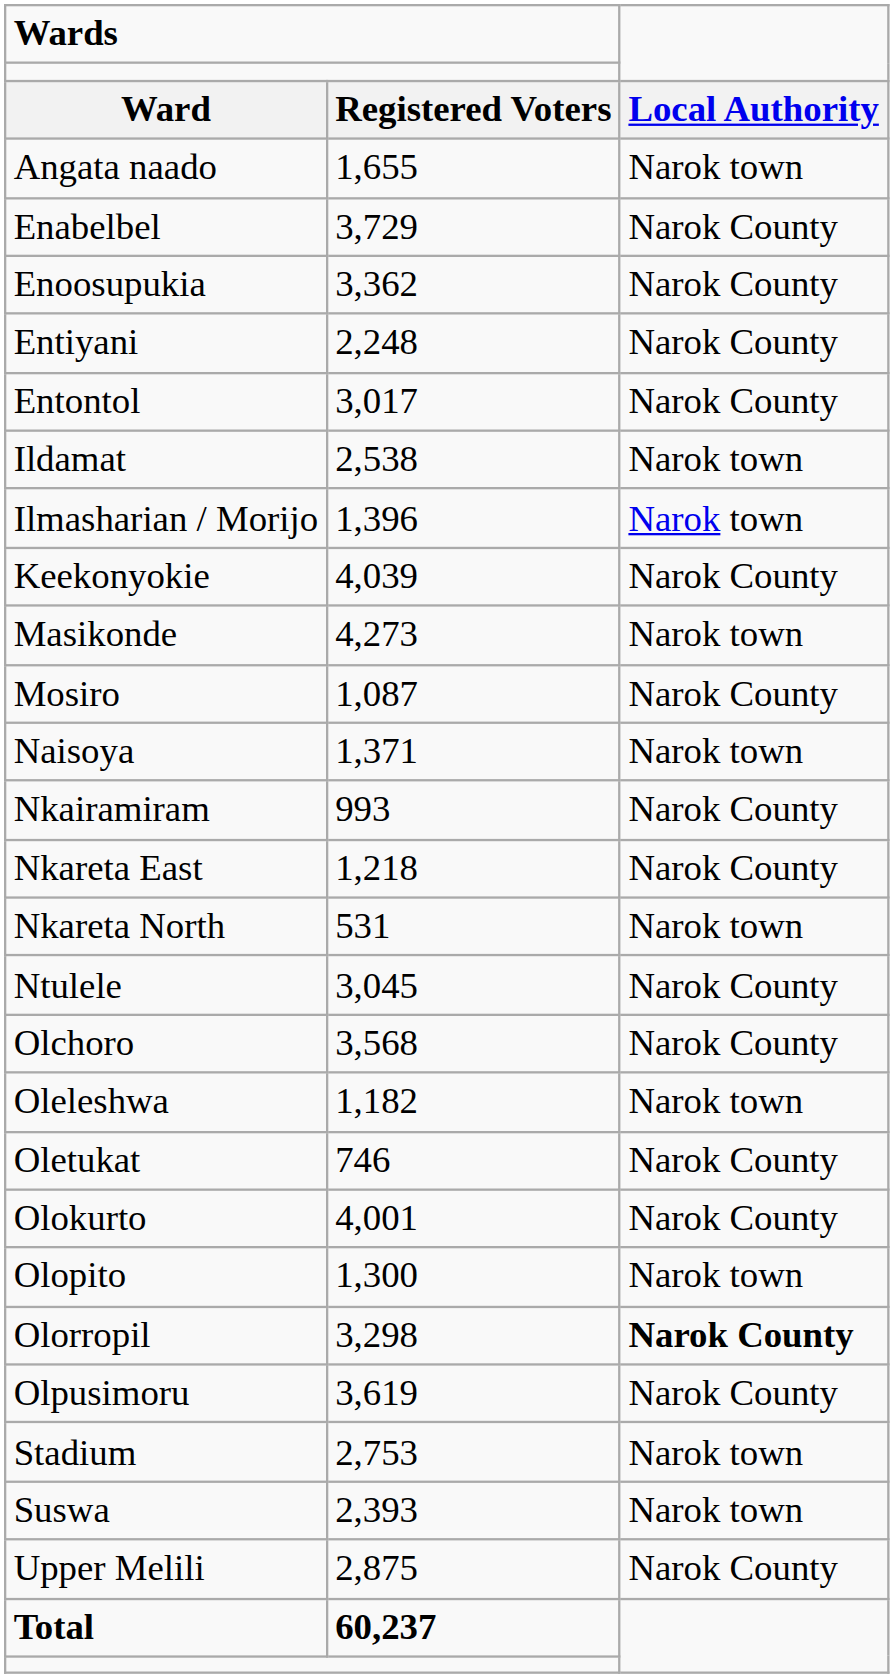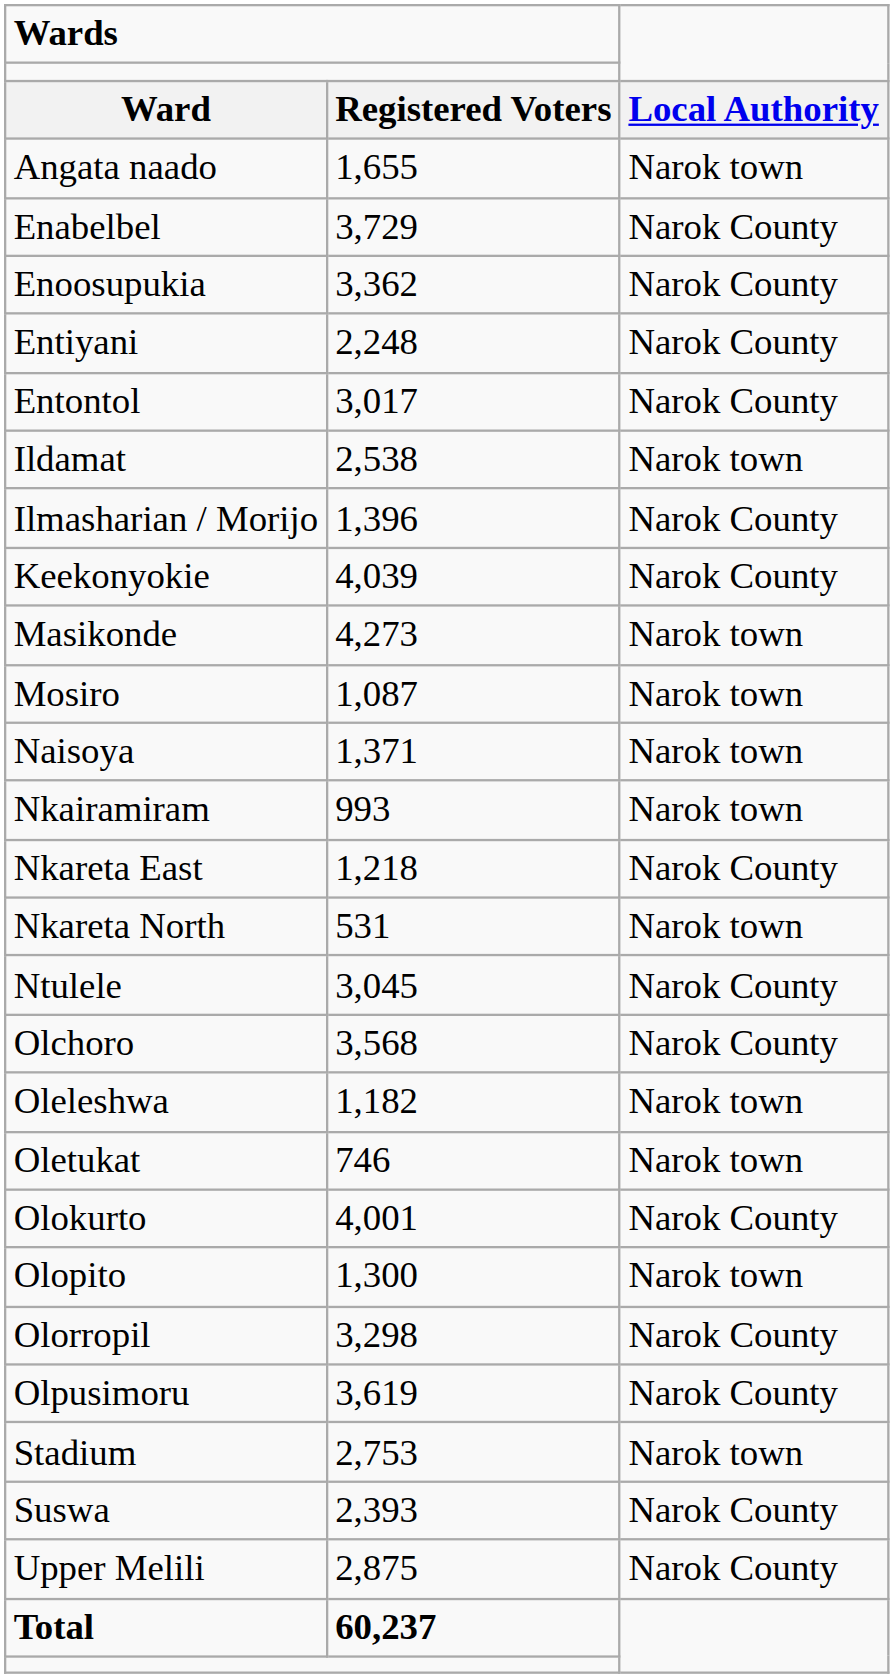(716, 517) Narok town -> (733, 517) Narok County
(733, 692) Narok County -> (716, 692) Narok town
(733, 809) Narok County -> (716, 809) Narok town
(733, 1159) Narok County -> (716, 1159) Narok town
(741, 1334) bold -> (733, 1334) normal
(716, 1509) Narok town -> (733, 1509) Narok County
